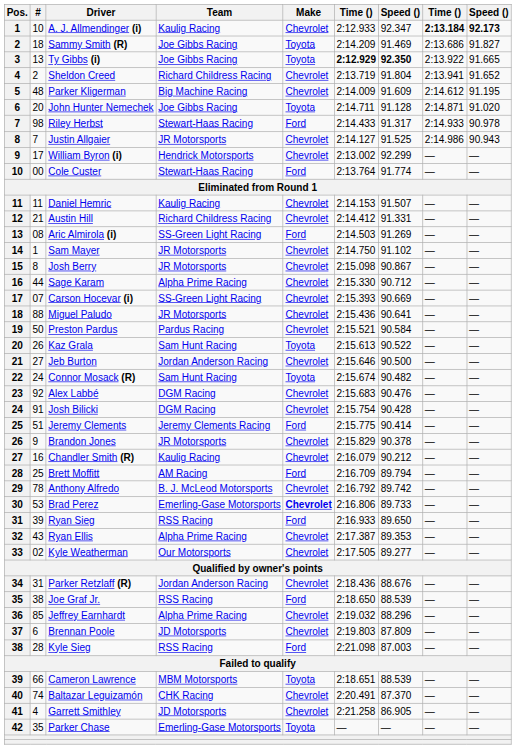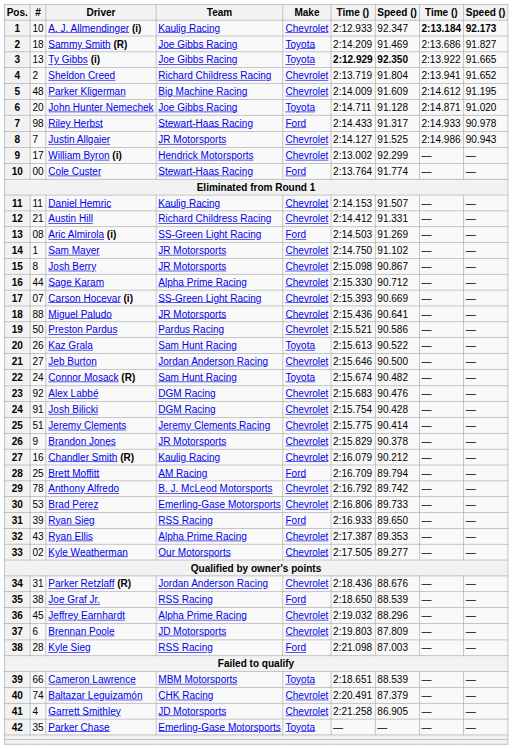(396, 330) 90.584 -> (393, 330) 90.586
(296, 425) Ford -> (307, 425) Chevrolet
(309, 505) bold -> (307, 505) normal
(38, 616) 85 -> (38, 616) 45
(396, 695) 87.370 -> (393, 695) 87.379
